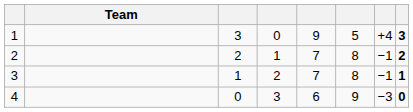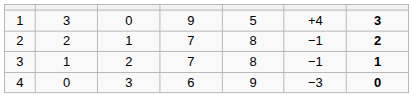- column: (121, 14)
